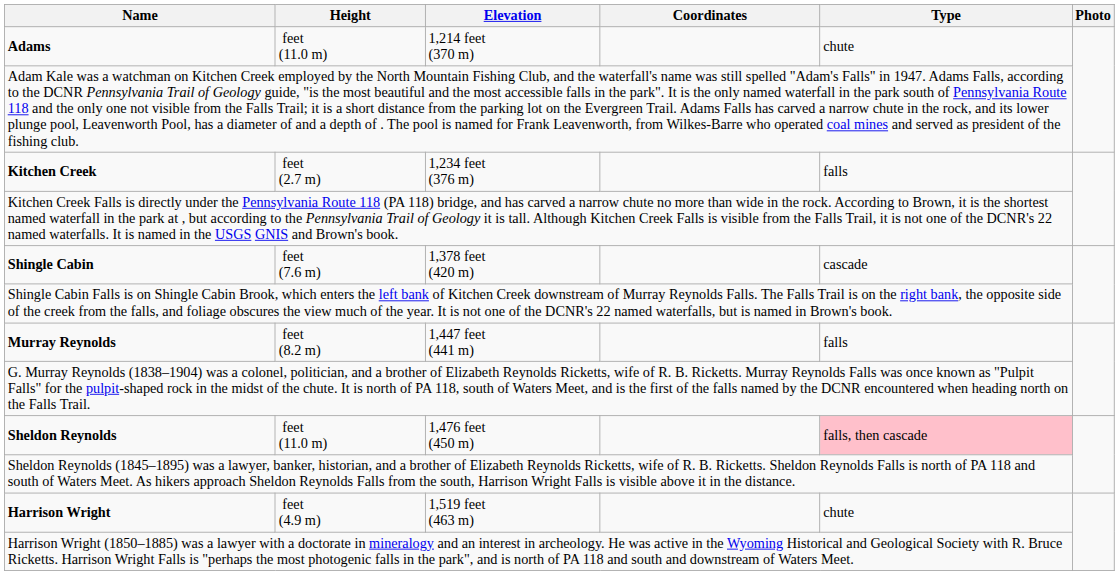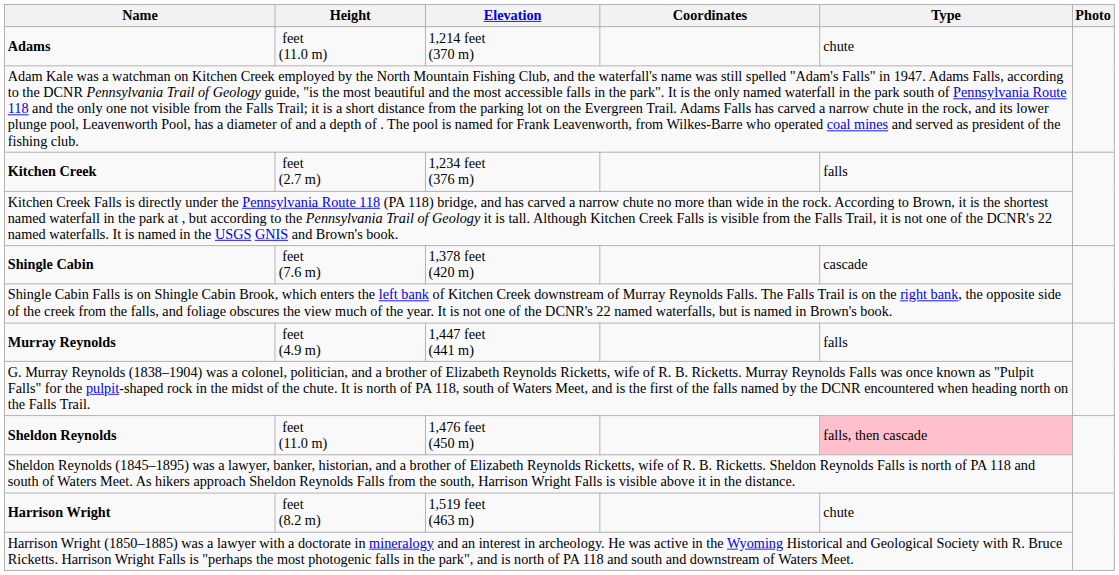(300, 342) feet (8.2 m) -> (300, 342) feet (4.9 m)
(300, 512) feet (4.9 m) -> (300, 512) feet (8.2 m)
